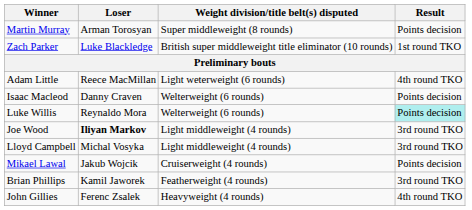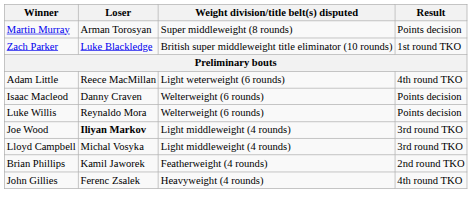(429, 113) paleturquoise background -> (429, 113) no background
- row: (36, 163)
(430, 180) 3rd round TKO -> (431, 163) 2nd round TKO
